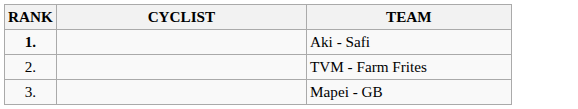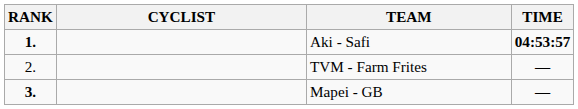+ column: (543, 17)
(30, 92) normal -> (30, 92) bold
